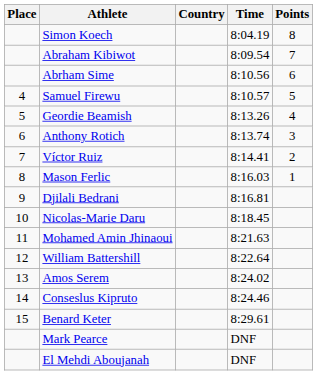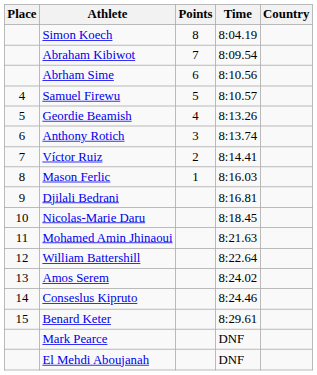columns swapped: (202, 14) <-> (292, 14)
